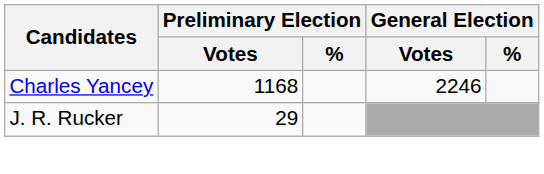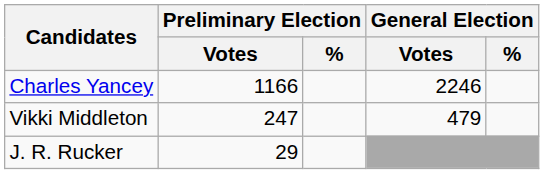(276, 86) 1168 -> (276, 86) 1166
+ row: (79, 119)
